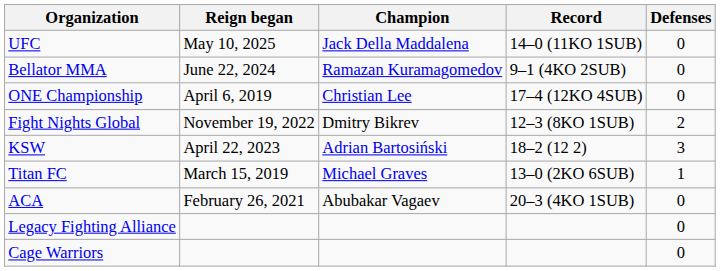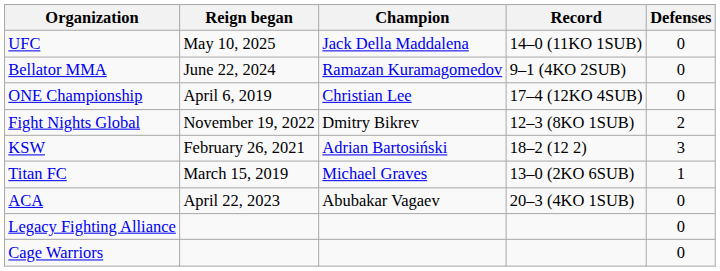(232, 148) April 22, 2023 -> (244, 148) February 26, 2021
(244, 200) February 26, 2021 -> (232, 200) April 22, 2023
